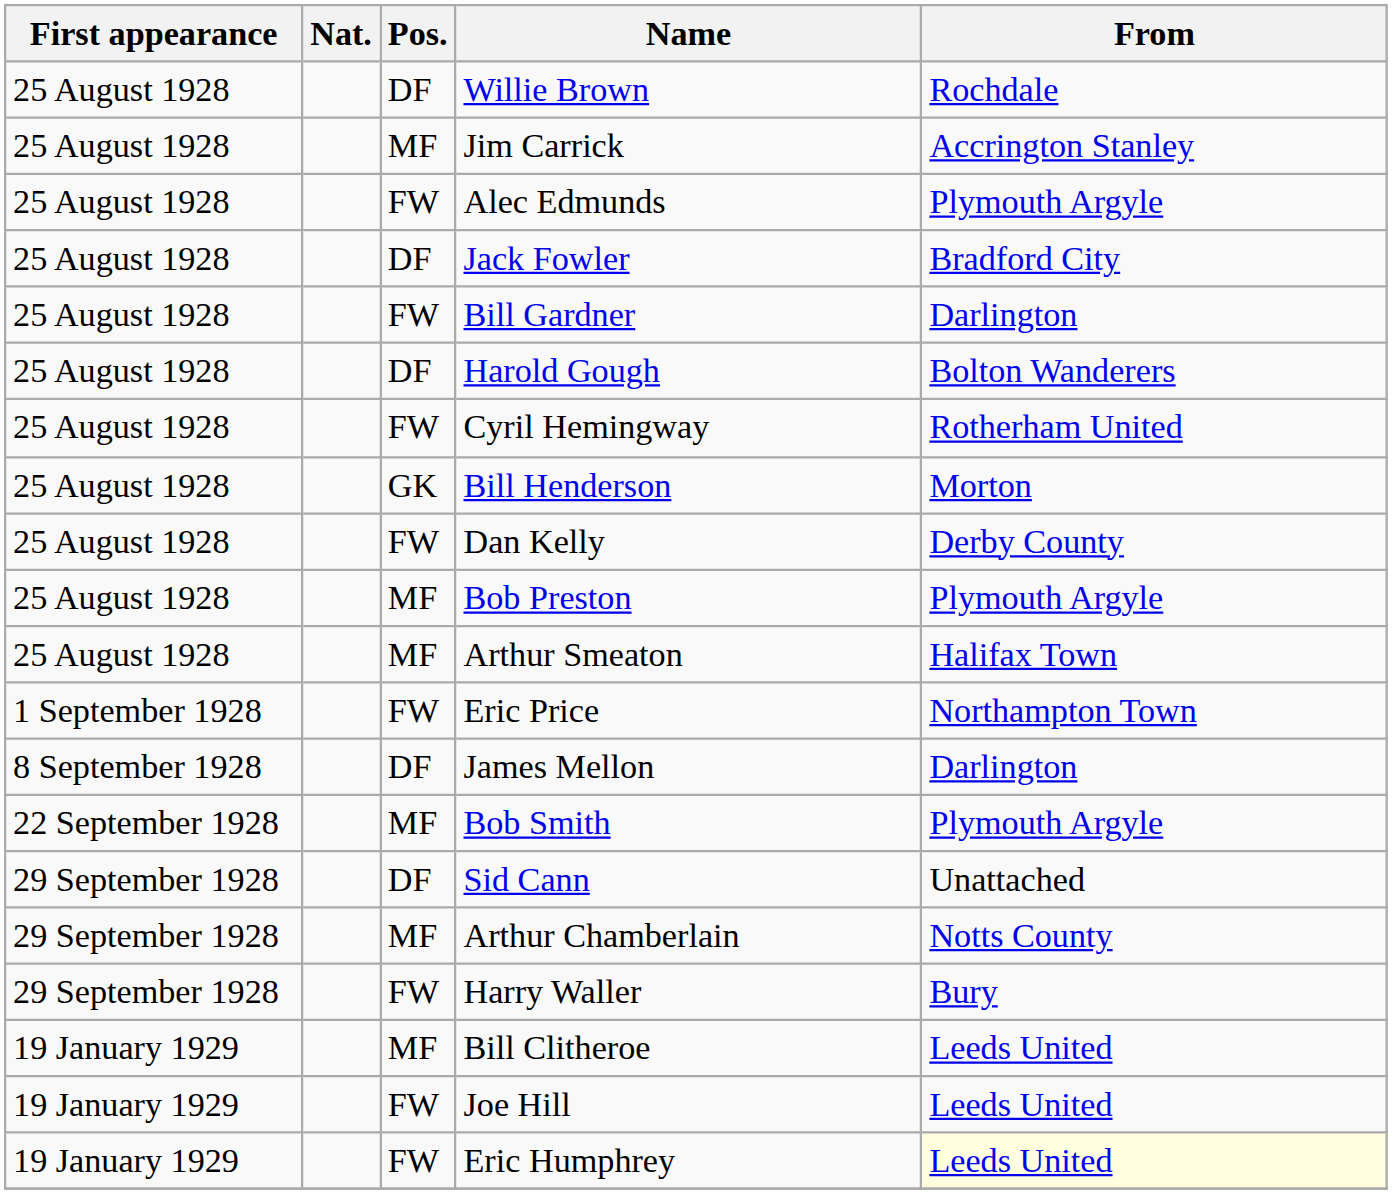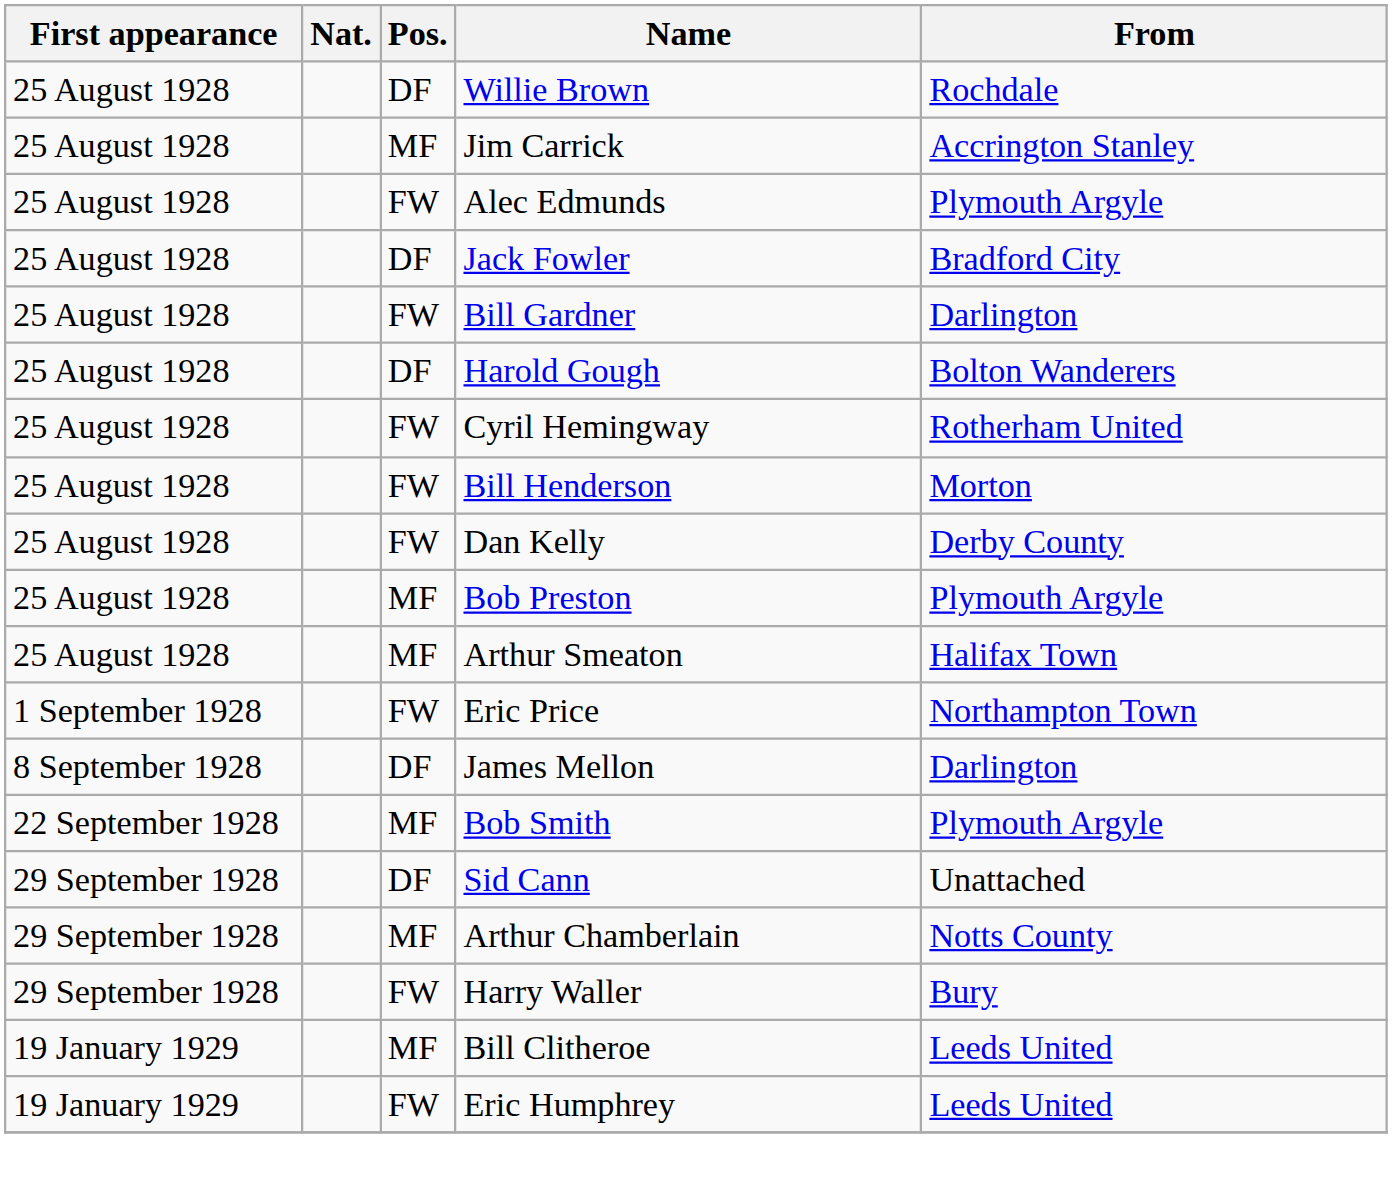(412, 484) GK -> (413, 484) FW
- row: (517, 1104)
(1021, 1160) lightyellow background -> (1021, 1104) no background
